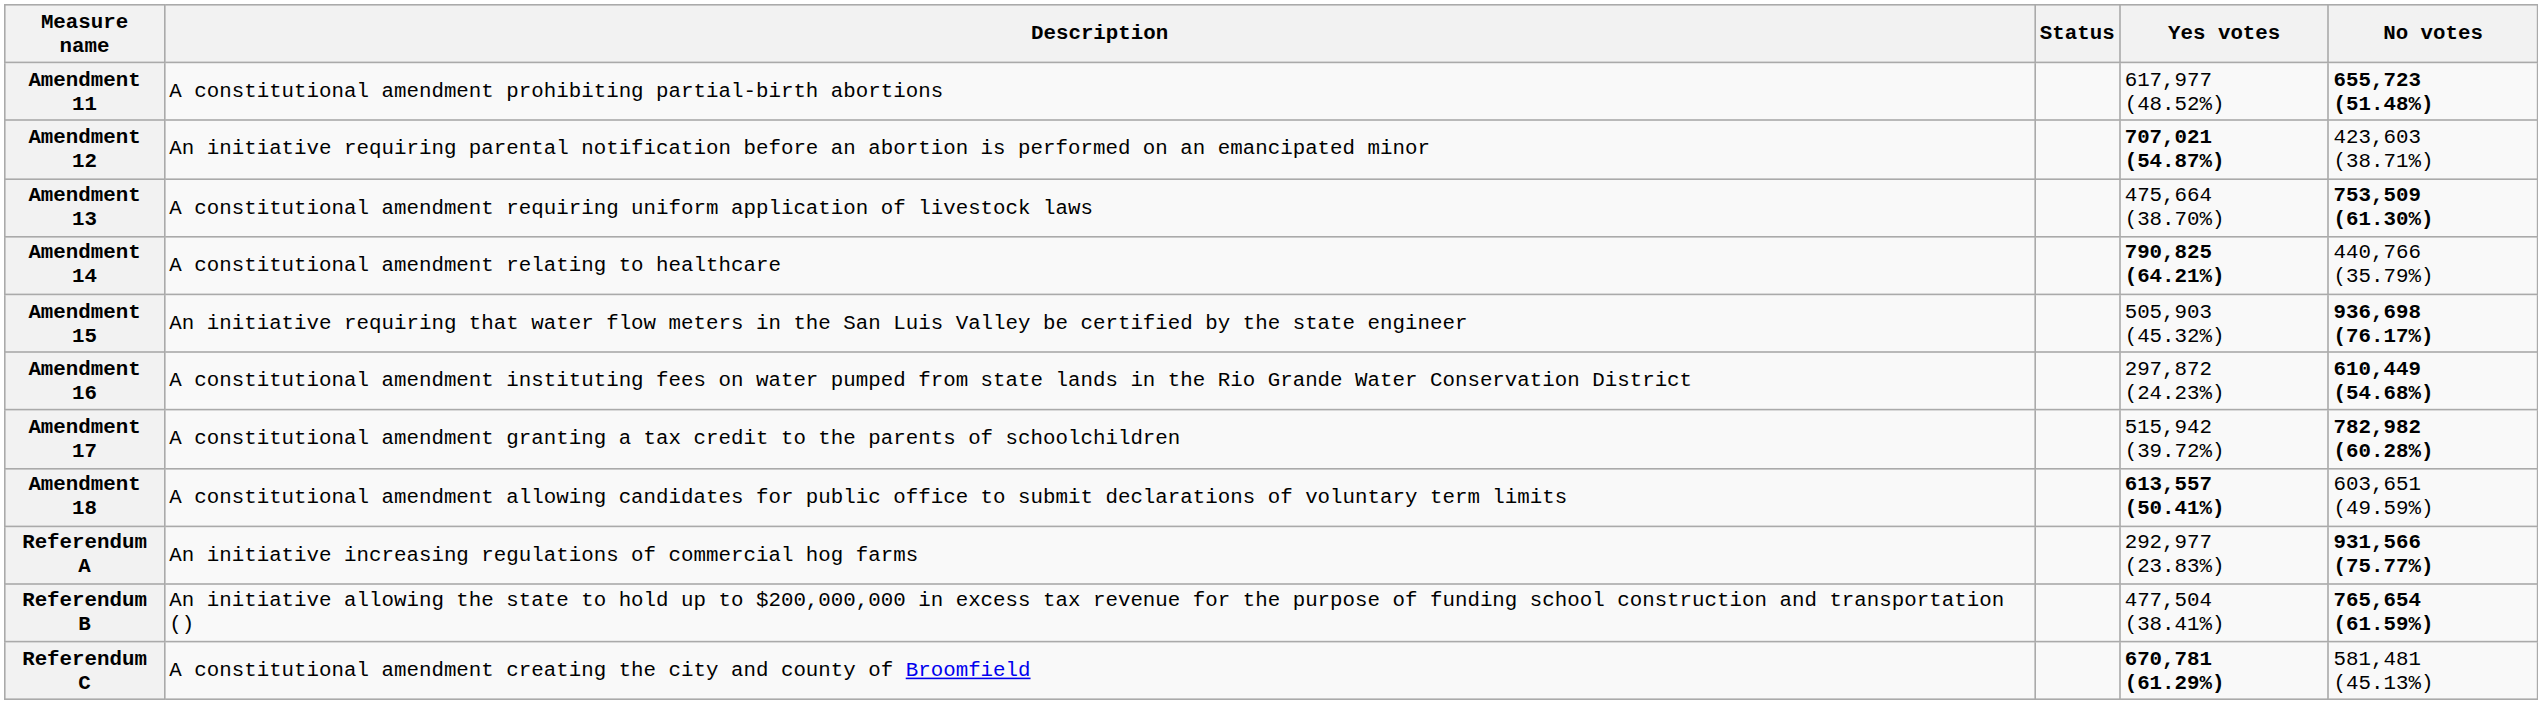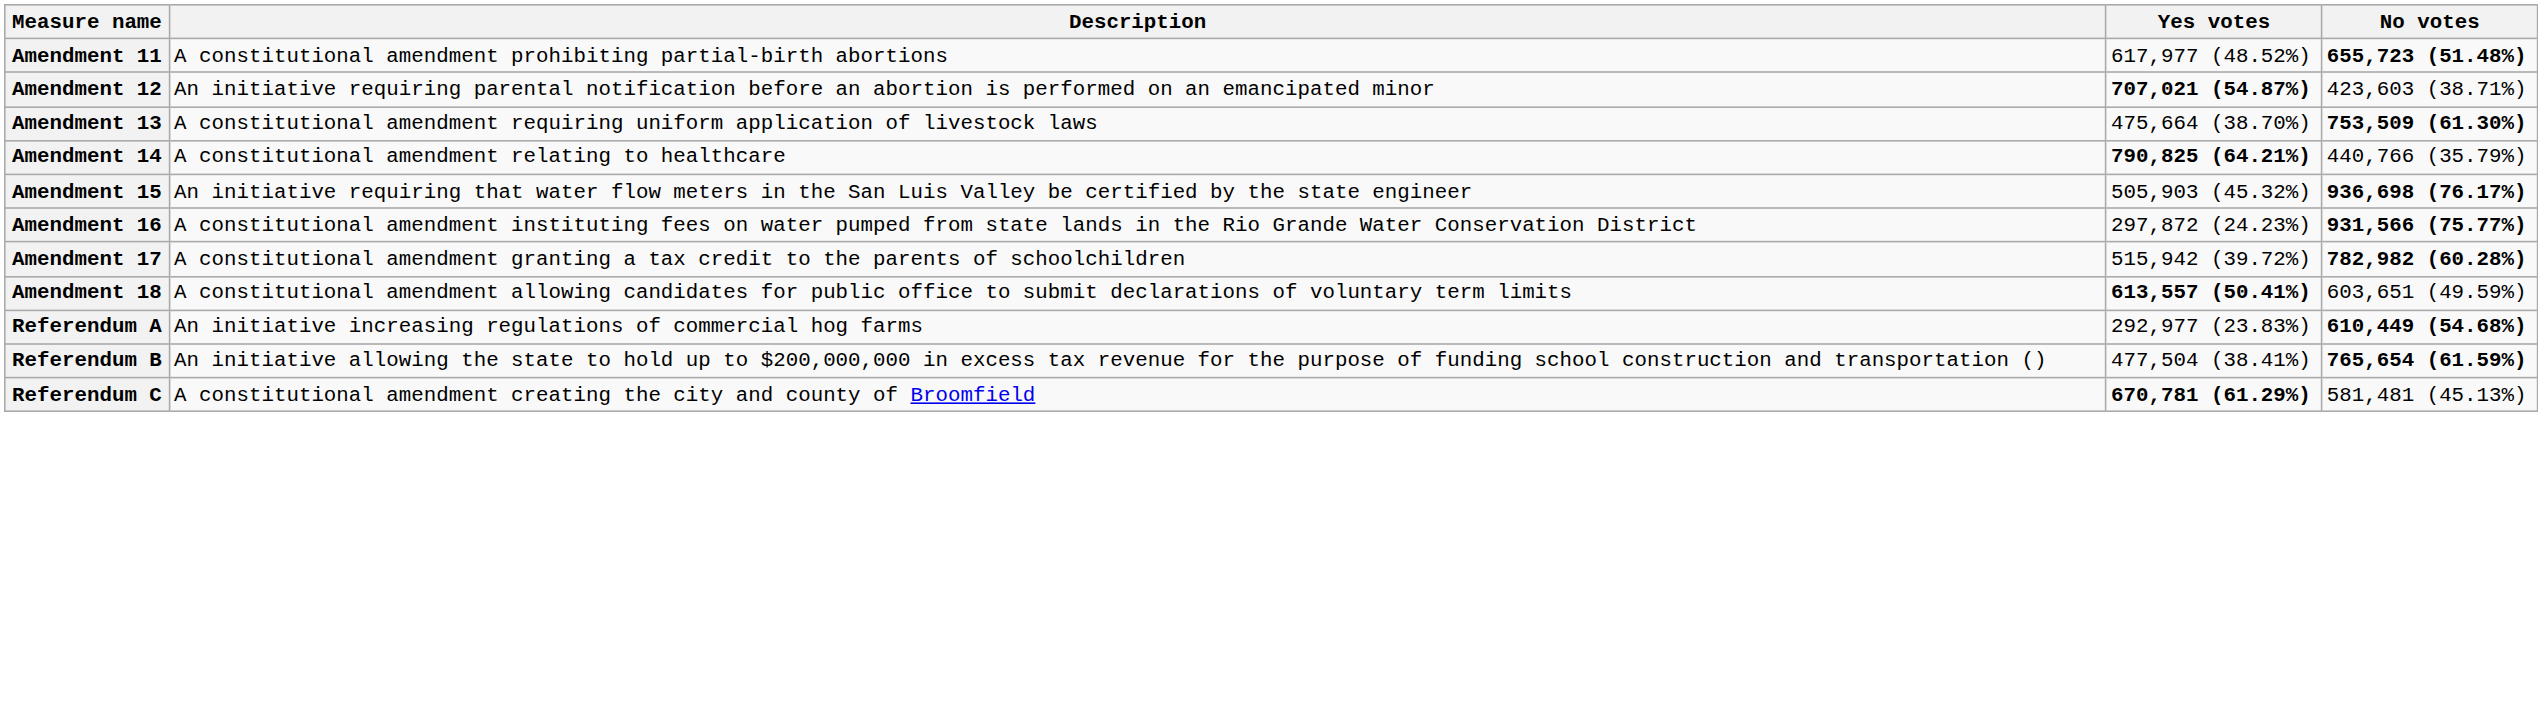- column: (2077, 34)
(2384, 381) 610,449 (54.68%) -> (2427, 225) 931,566 (75.77%)
(2384, 555) 931,566 (75.77%) -> (2427, 327) 610,449 (54.68%)
